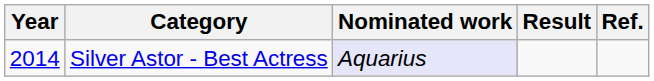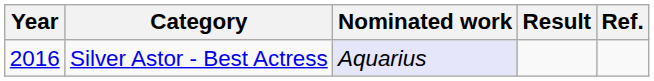(35, 57) 2014 -> (35, 57) 2016
